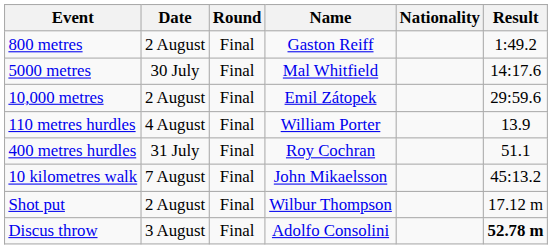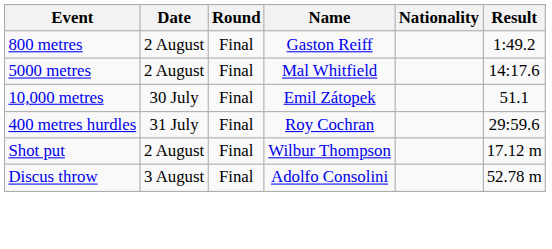(175, 71) 30 July -> (174, 71) 2 August
(175, 97) 2 August -> (174, 97) 30 July
(516, 97) 29:59.6 -> (514, 97) 51.1
- row: (72, 124)
(516, 151) 51.1 -> (514, 124) 29:59.6
- row: (73, 177)
(516, 230) bold -> (514, 177) normal
